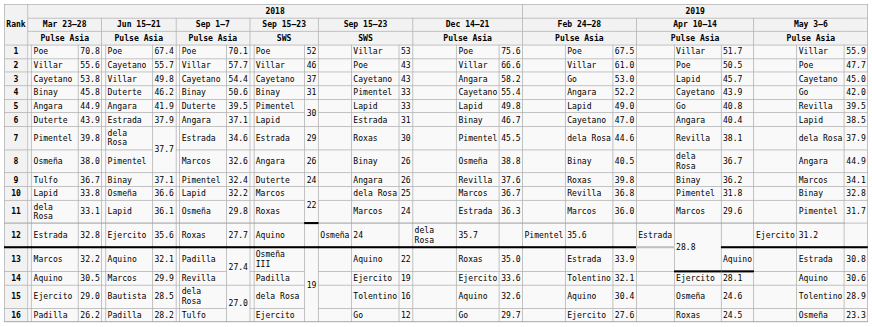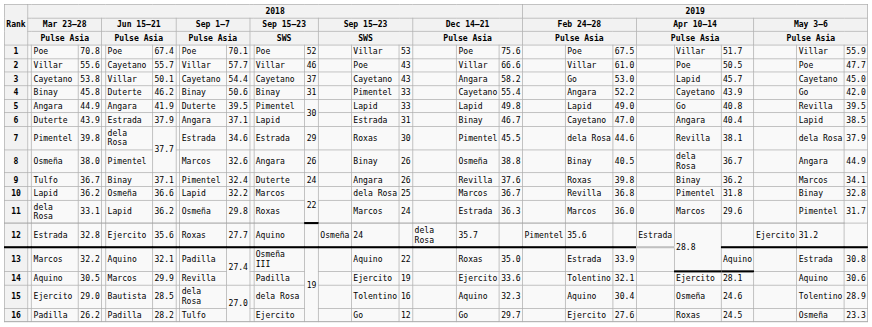(164, 79) 49.8 -> (164, 79) 50.1
(90, 193) 33.8 -> (90, 193) 36.2
(164, 211) 36.1 -> (164, 211) 36.2
(511, 297) 32.6 -> (511, 297) 32.3
